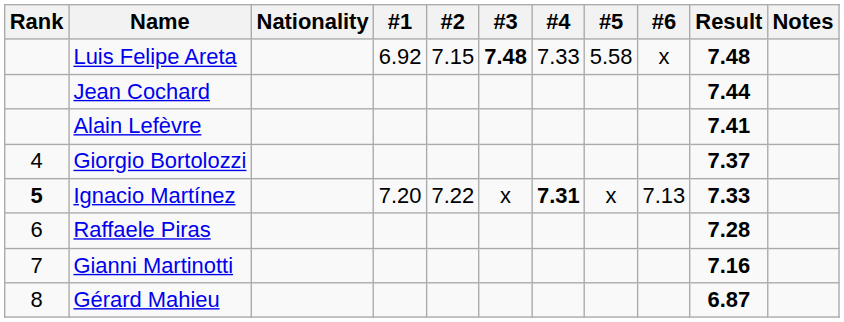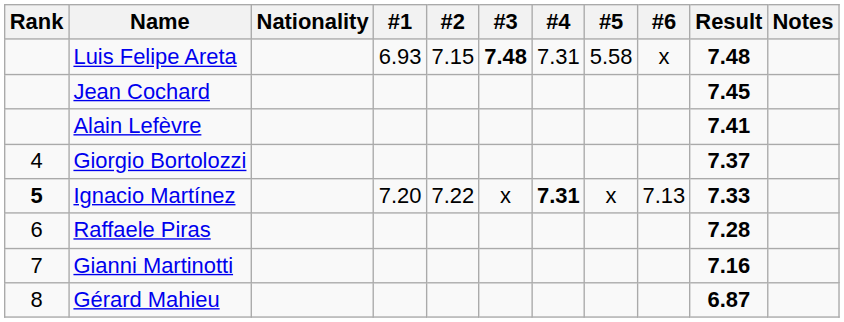(400, 56) 6.92 -> (400, 56) 6.93
(558, 56) 7.33 -> (558, 56) 7.31
(729, 91) 7.44 -> (729, 91) 7.45
